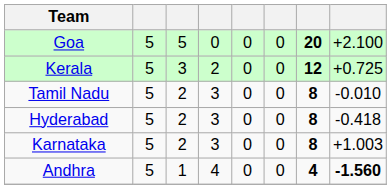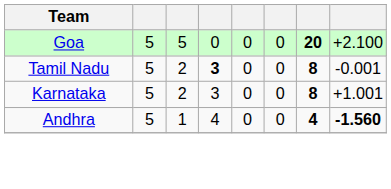- row: (69, 68)
(215, 94) normal -> (215, 68) bold
(358, 94) -0.010 -> (358, 68) -0.001
- row: (69, 119)
(358, 145) +1.003 -> (358, 94) +1.001
